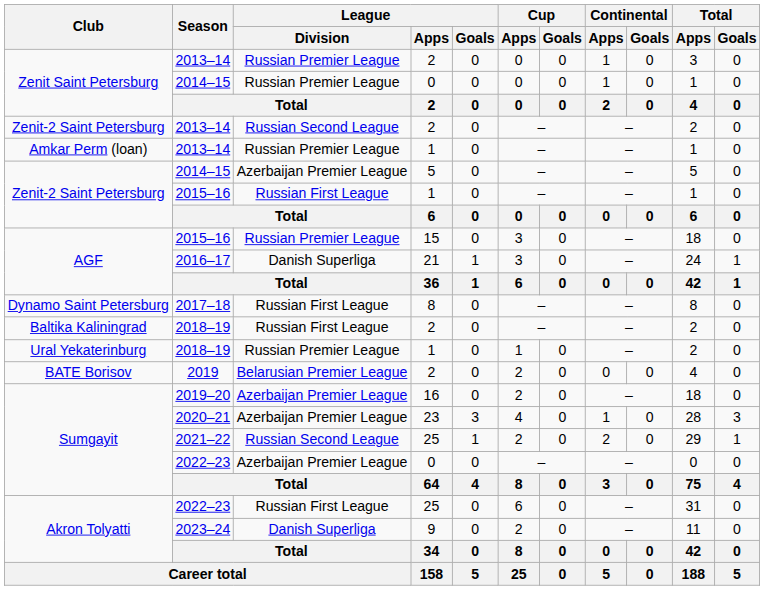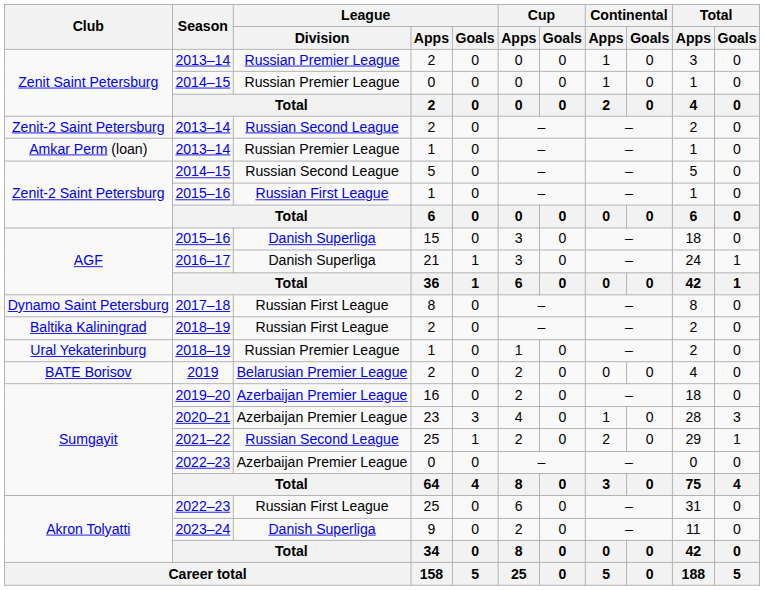(322, 171) Azerbaijan Premier League -> (322, 171) Russian Second League
(322, 238) Russian Premier League -> (322, 238) Danish Superliga
